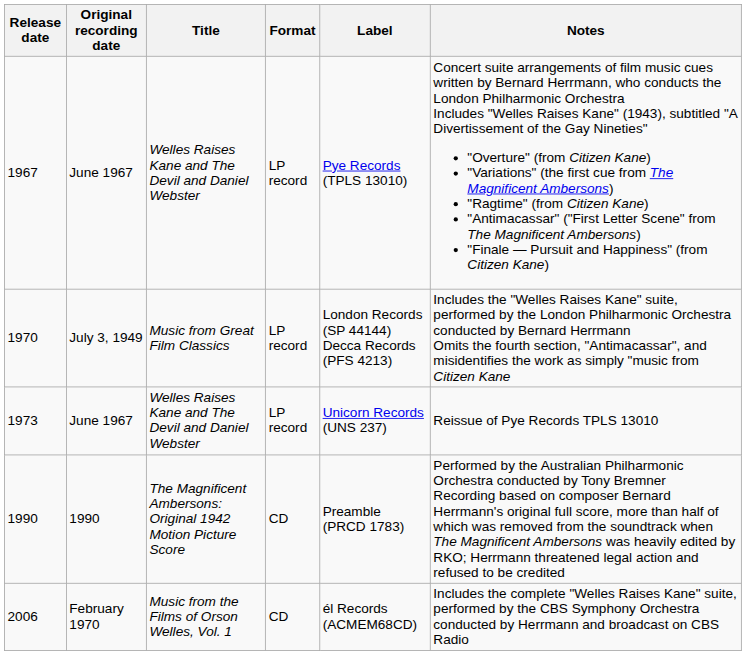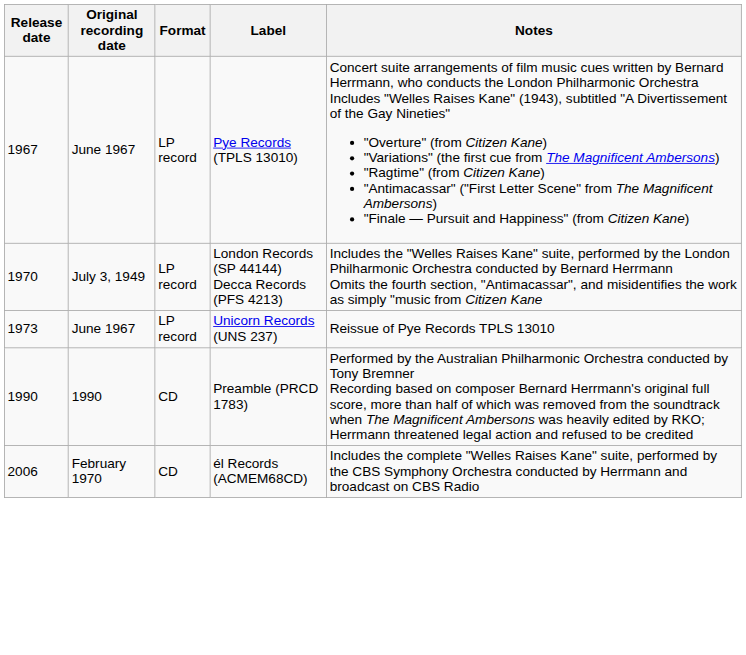- column: (206, 30)
